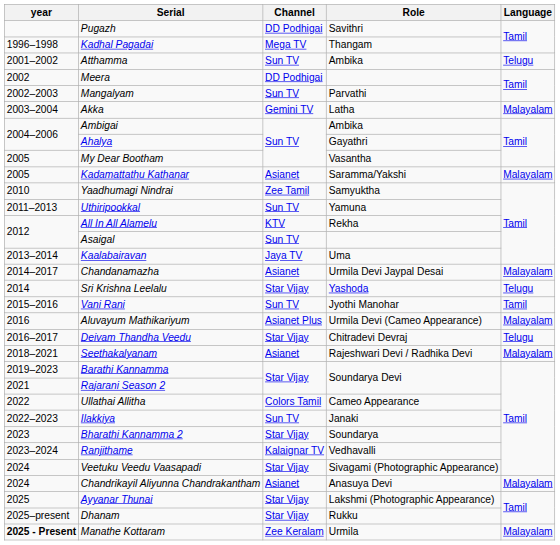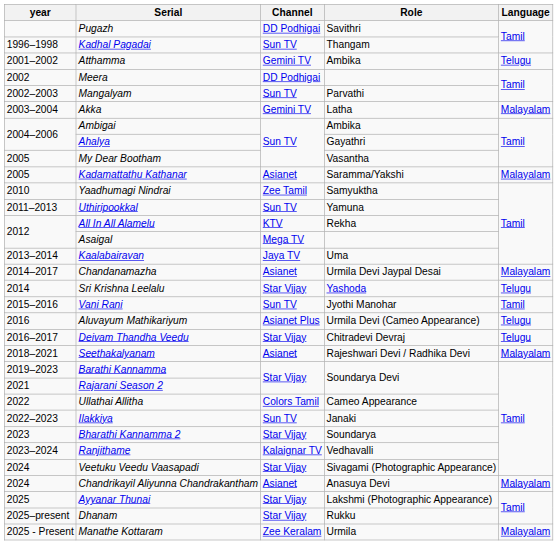(286, 45) Mega TV -> (280, 45) Sun TV
(282, 61) Sun TV -> (287, 61) Gemini TV
(282, 239) Sun TV -> (283, 239) Mega TV
(528, 321) Malayalam -> (516, 321) Telugu
(41, 532) bold -> (40, 532) normal
